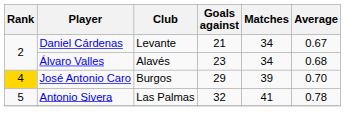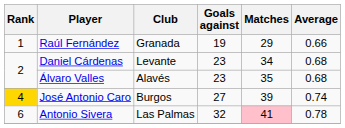+ row: (79, 43)
(219, 43) 21 -> (219, 61) 23
(316, 43) 0.67 -> (316, 61) 0.68
(267, 61) 34 -> (267, 79) 35
(219, 79) 29 -> (219, 97) 27
(316, 79) 0.70 -> (316, 97) 0.74
(21, 97) 5 -> (21, 114) 6
(267, 97) no background -> (267, 114) pink background
